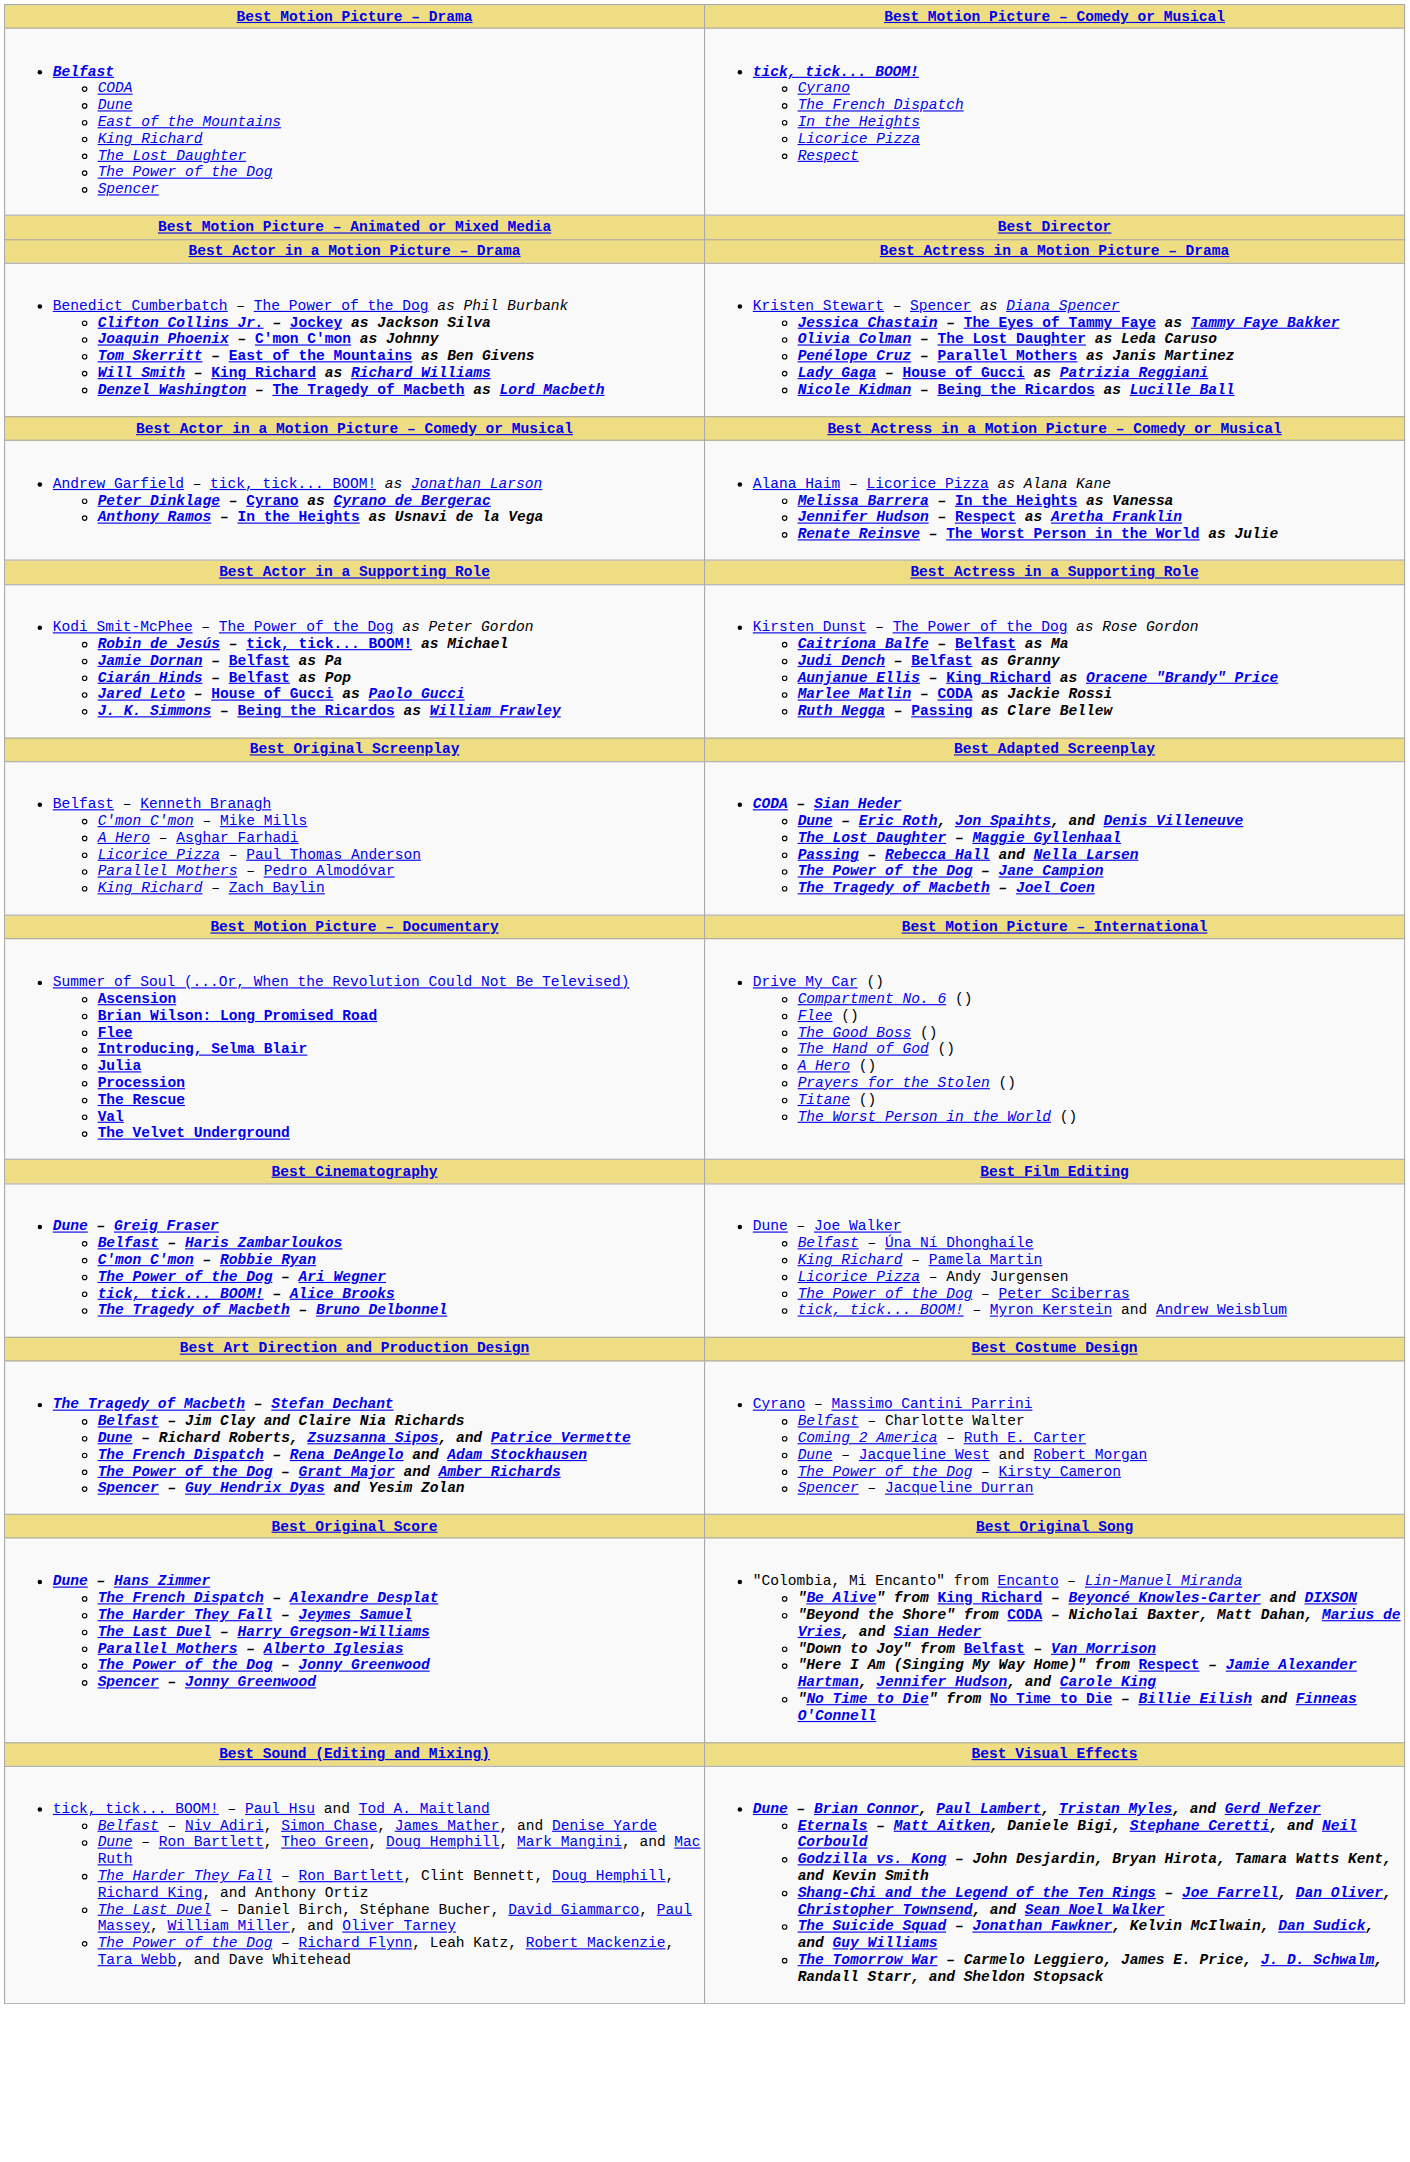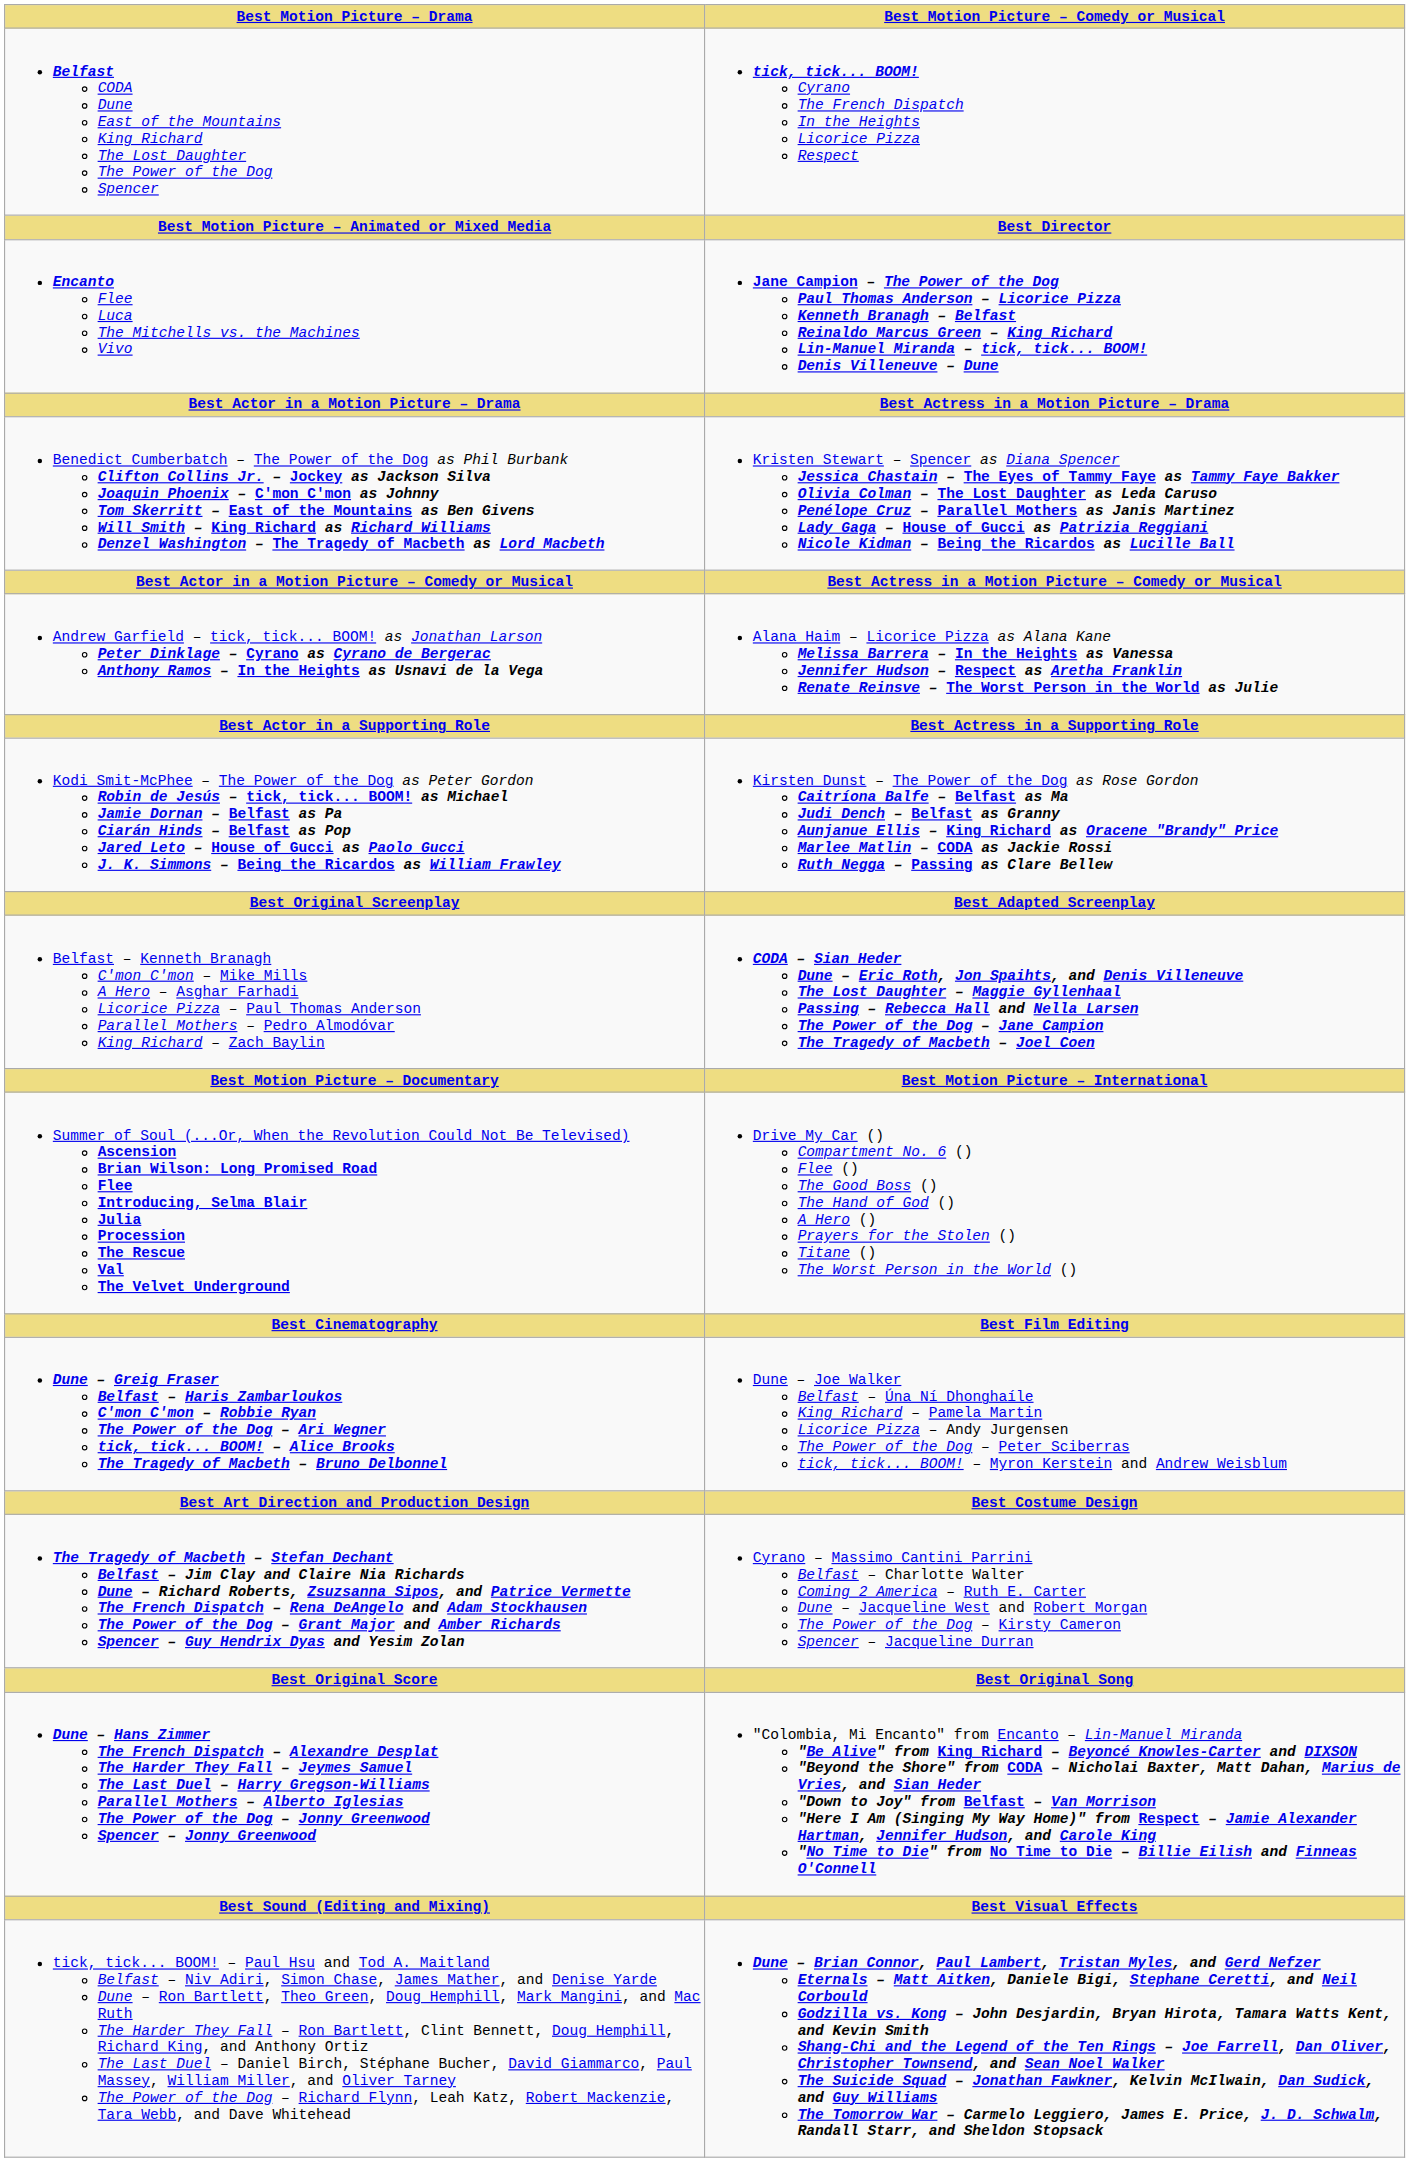+ row: (355, 316)
